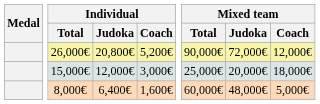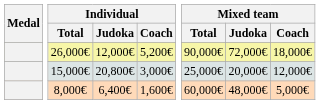(115, 52) 20,800€ -> (115, 52) 12,000€
(293, 52) 12,000€ -> (293, 52) 18,000€
(115, 71) 12,000€ -> (115, 71) 20,800€
(293, 71) 18,000€ -> (293, 71) 12,000€
